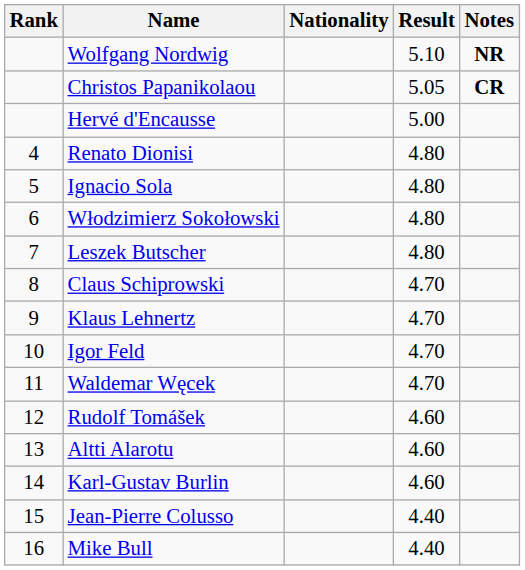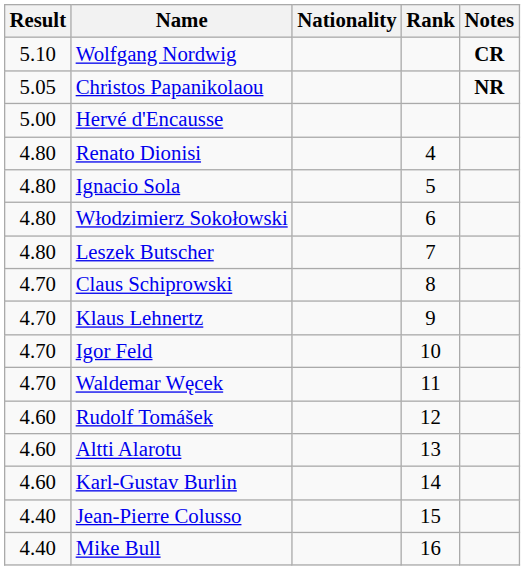columns swapped: (34, 20) <-> (426, 20)
(489, 53) NR -> (489, 53) CR
(489, 86) CR -> (489, 86) NR
